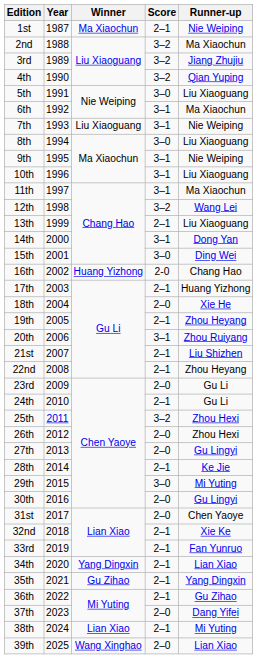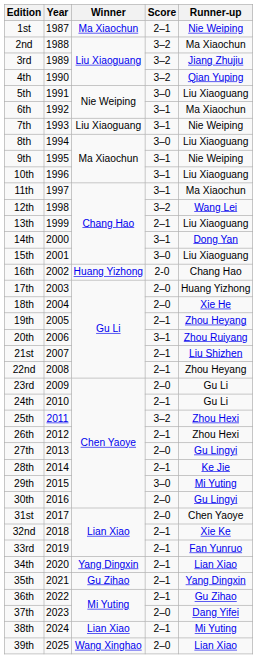(216, 256) Ding Wei -> (216, 256) Liu Xiaoguang
(162, 288) 2–1 -> (162, 288) 2–0
(162, 434) 2–0 -> (162, 434) 2–1
